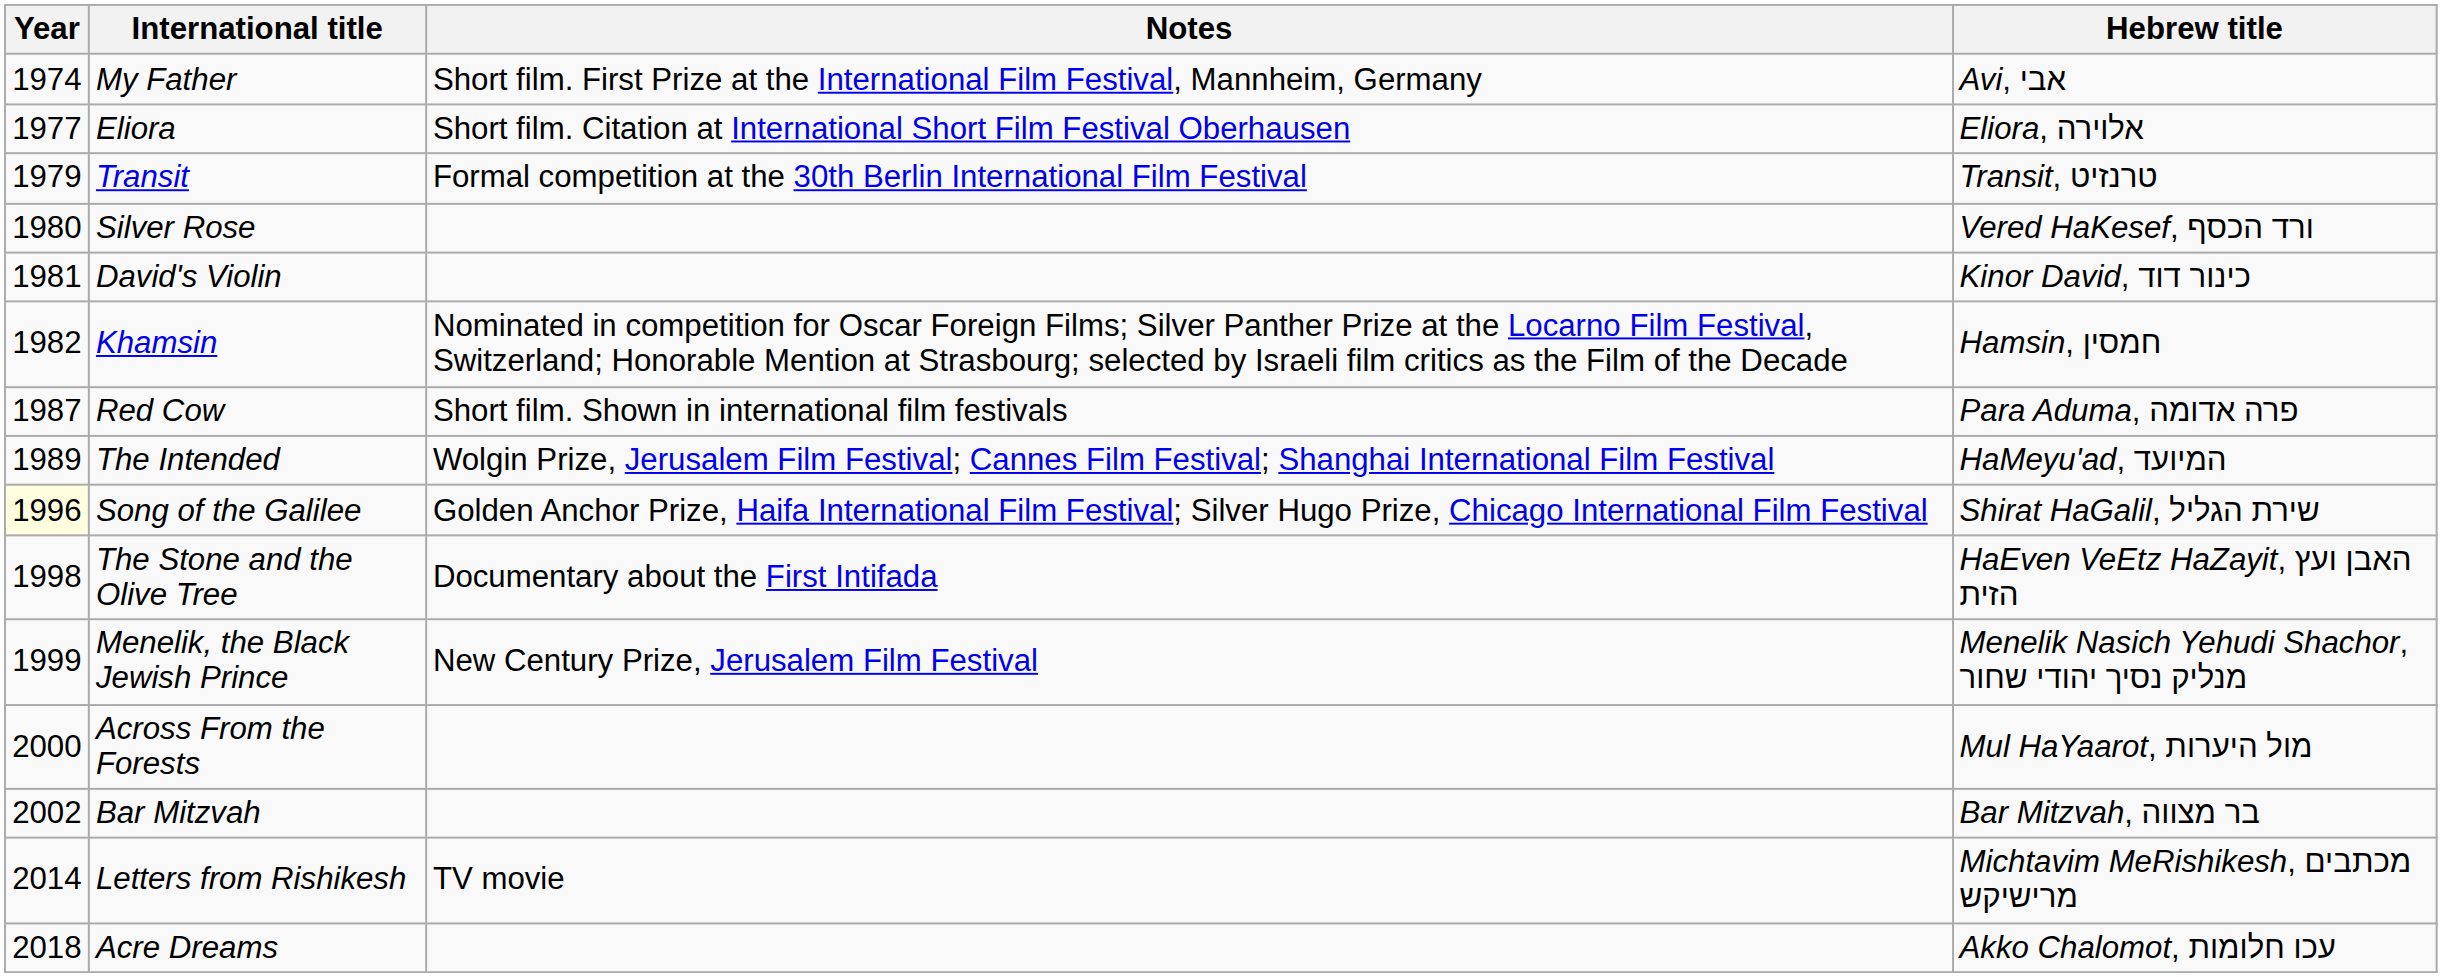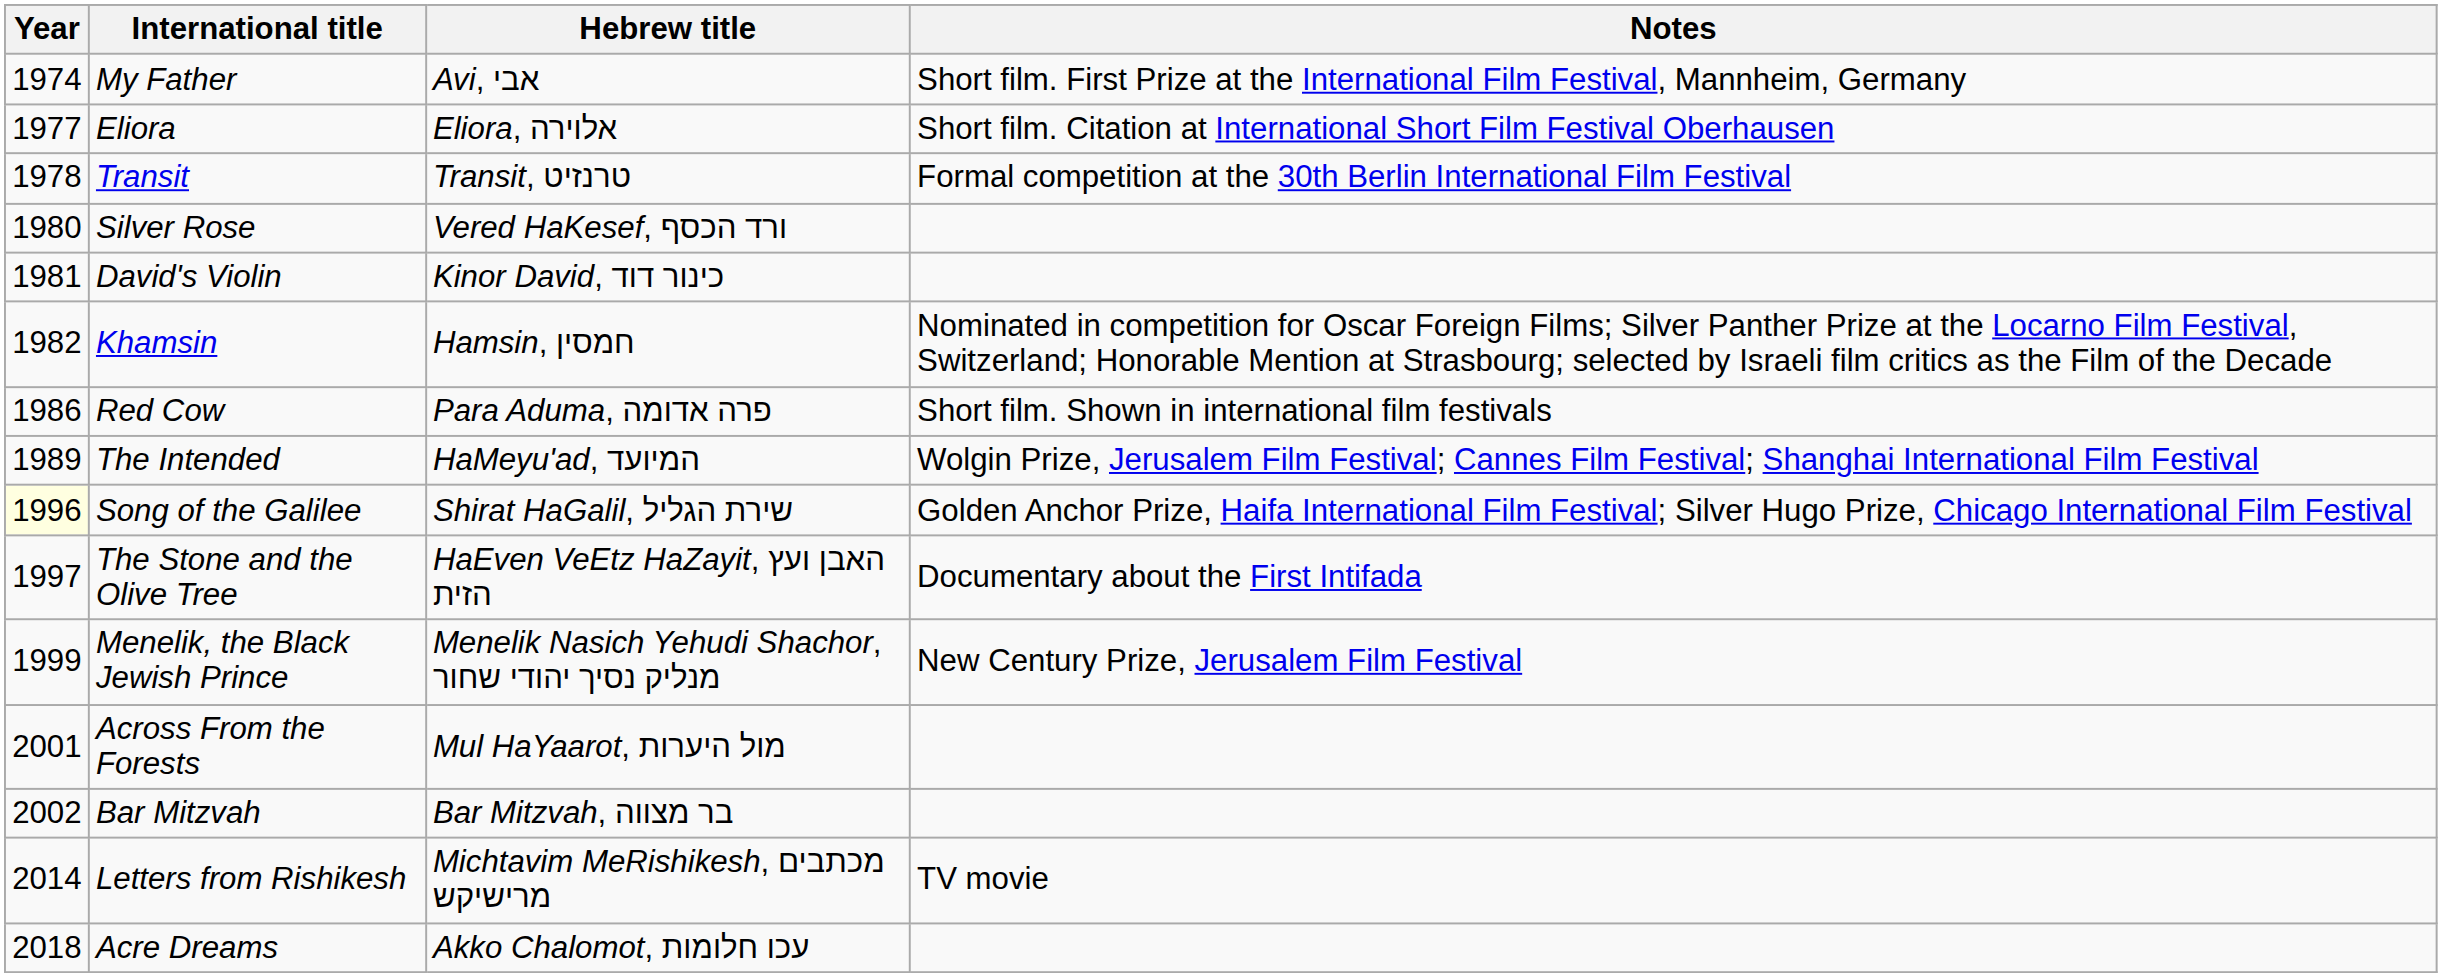columns swapped: (2194, 29) <-> (1189, 29)
(47, 177) 1979 -> (47, 177) 1978
(47, 410) 1987 -> (47, 410) 1986
(47, 576) 1998 -> (47, 576) 1997
(47, 745) 2000 -> (47, 745) 2001
